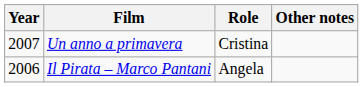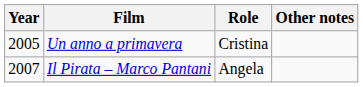(24, 43) 2007 -> (24, 43) 2005
(24, 69) 2006 -> (24, 69) 2007
